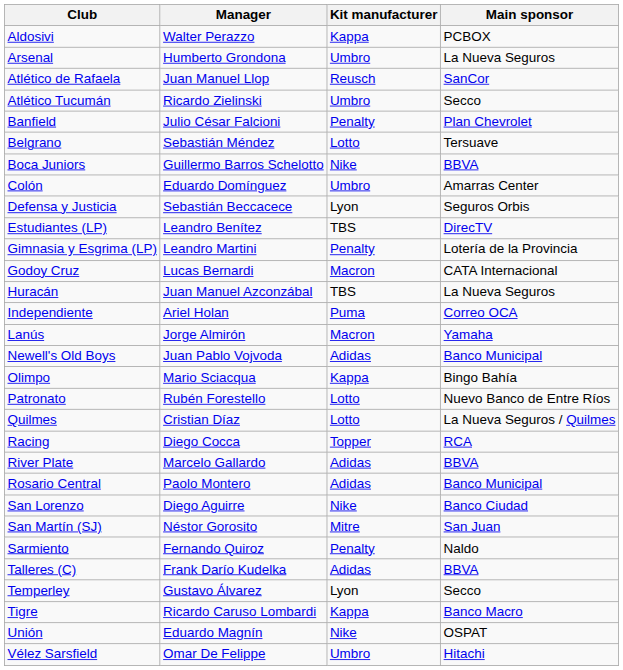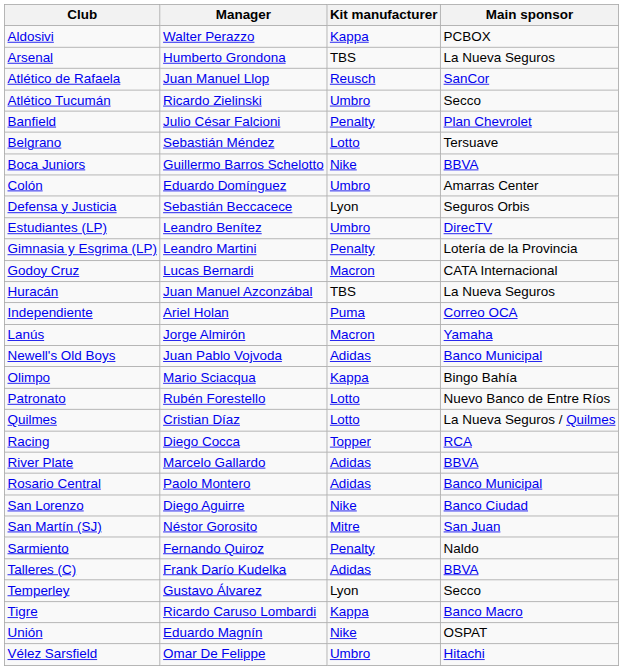(350, 57) Umbro -> (343, 57) TBS
(343, 228) TBS -> (350, 228) Umbro
